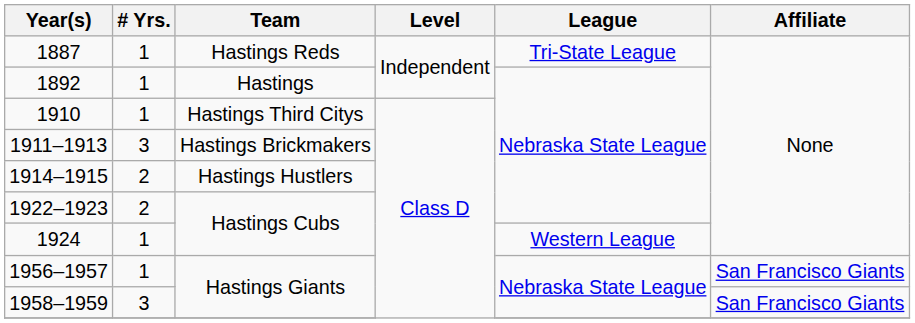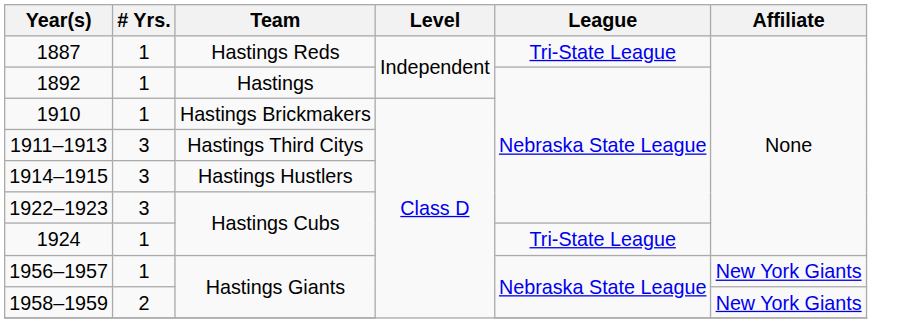(275, 114) Hastings Third Citys -> (275, 114) Hastings Brickmakers
(275, 146) Hastings Brickmakers -> (275, 146) Hastings Third Citys
(144, 177) 2 -> (144, 177) 3
(144, 208) 2 -> (144, 208) 3
(603, 239) Western League -> (603, 239) Tri-State League
(810, 271) San Francisco Giants -> (789, 271) New York Giants
(144, 302) 3 -> (144, 302) 2
(810, 302) San Francisco Giants -> (789, 302) New York Giants
